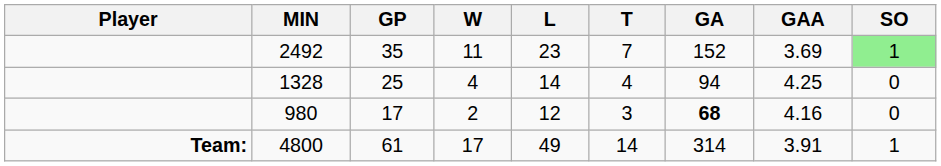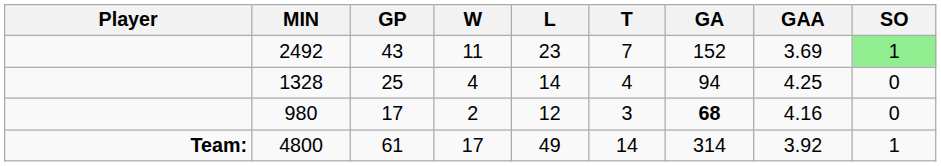(392, 51) 35 -> (392, 51) 43
(803, 144) 3.91 -> (803, 144) 3.92
